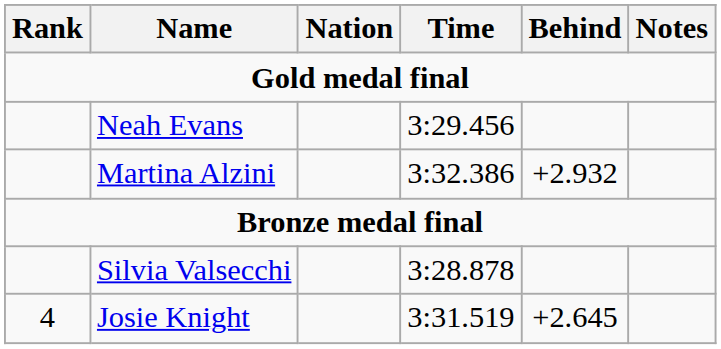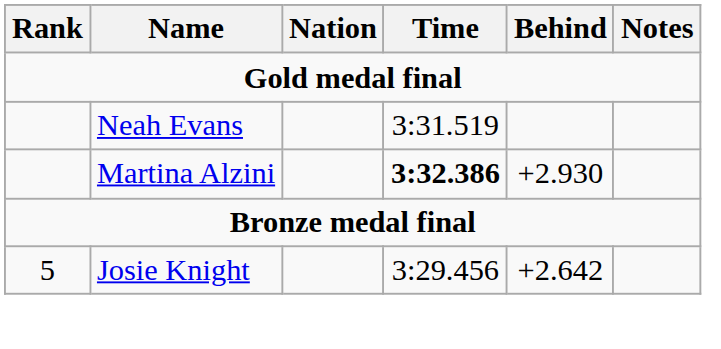(461, 125) 3:29.456 -> (445, 125) 3:31.519
(461, 173) normal -> (445, 173) bold
(575, 173) +2.932 -> (560, 173) +2.930
- row: (194, 269)
(47, 317) 4 -> (47, 269) 5
(461, 317) 3:31.519 -> (445, 269) 3:29.456
(575, 317) +2.645 -> (560, 269) +2.642
